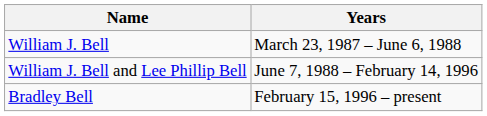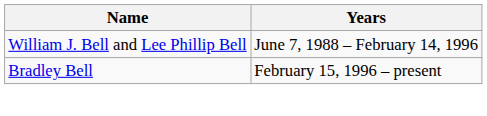- row: (59, 44)
